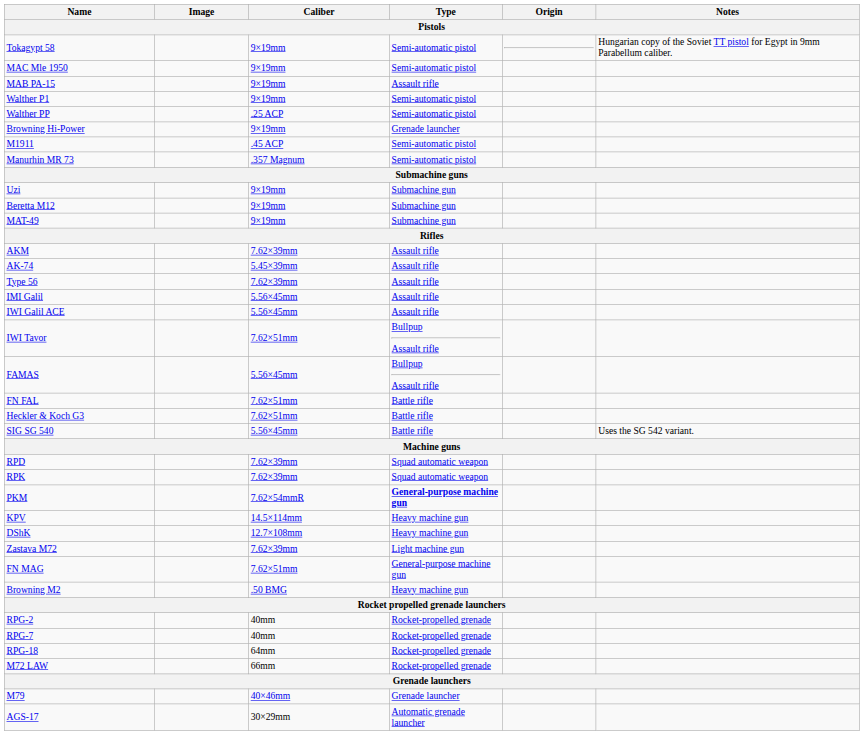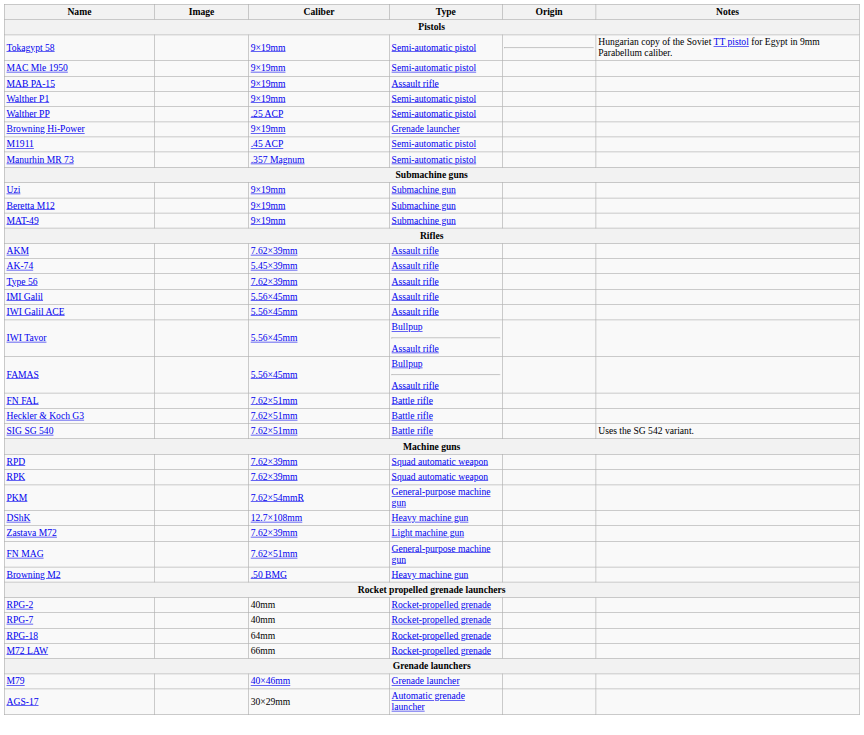(274, 338) 7.62×51mm -> (274, 338) 5.56×45mm
(274, 431) 5.56×45mm -> (274, 431) 7.62×51mm
(445, 497) bold -> (441, 497) normal
- row: (16, 518)
